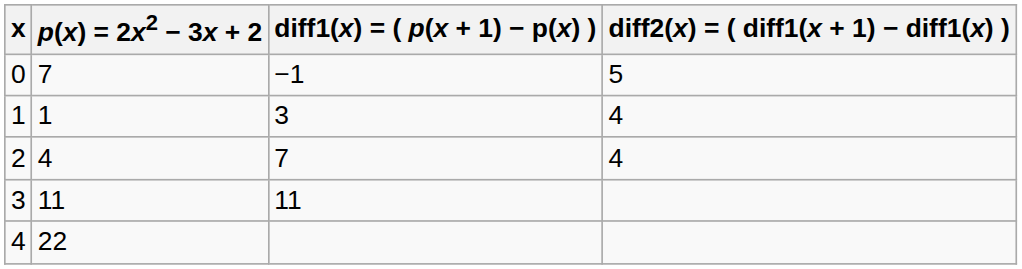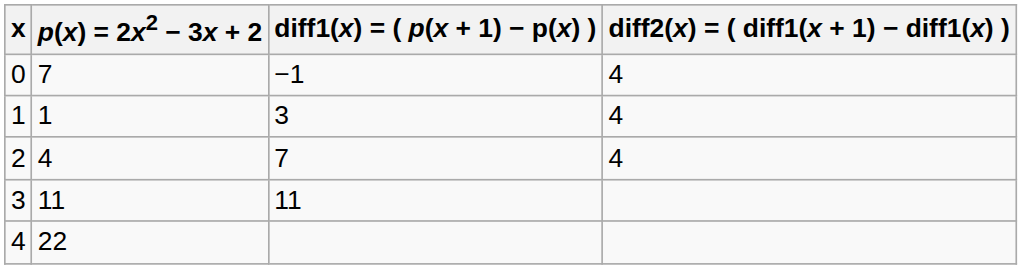(616, 74) 5 -> (616, 74) 4
